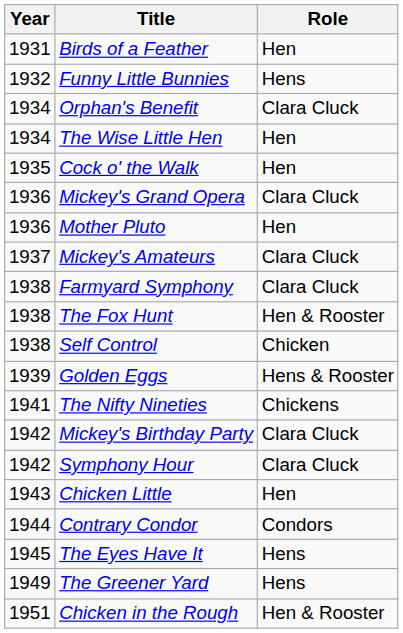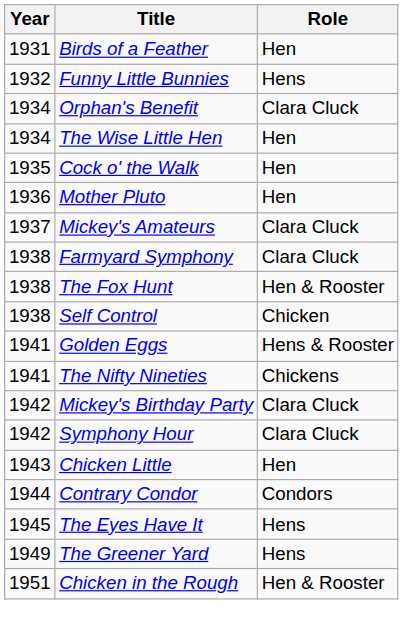- row: (152, 197)
(30, 375) 1939 -> (30, 345) 1941
